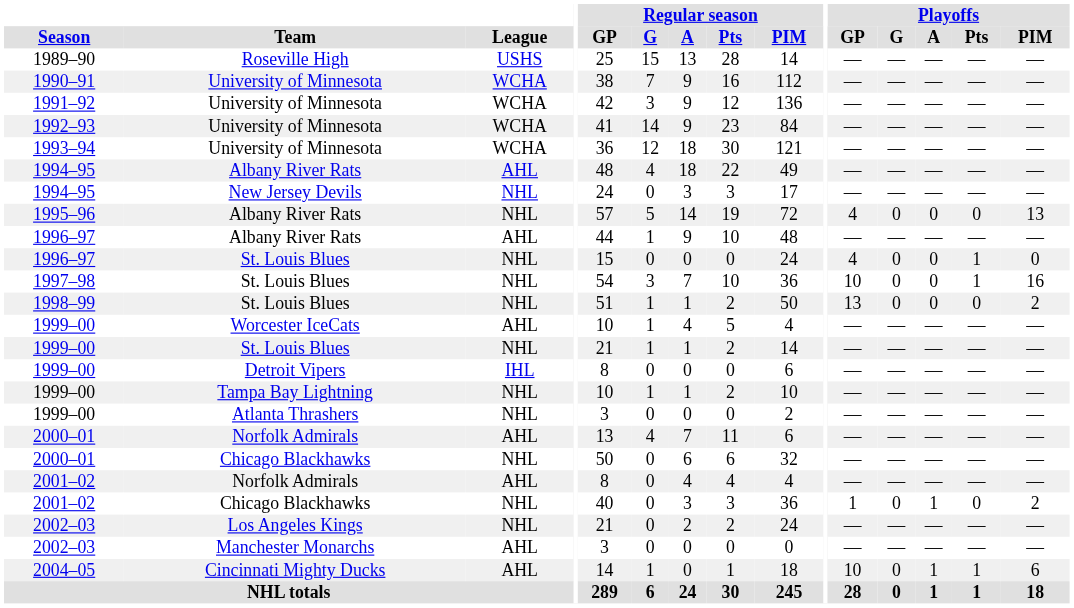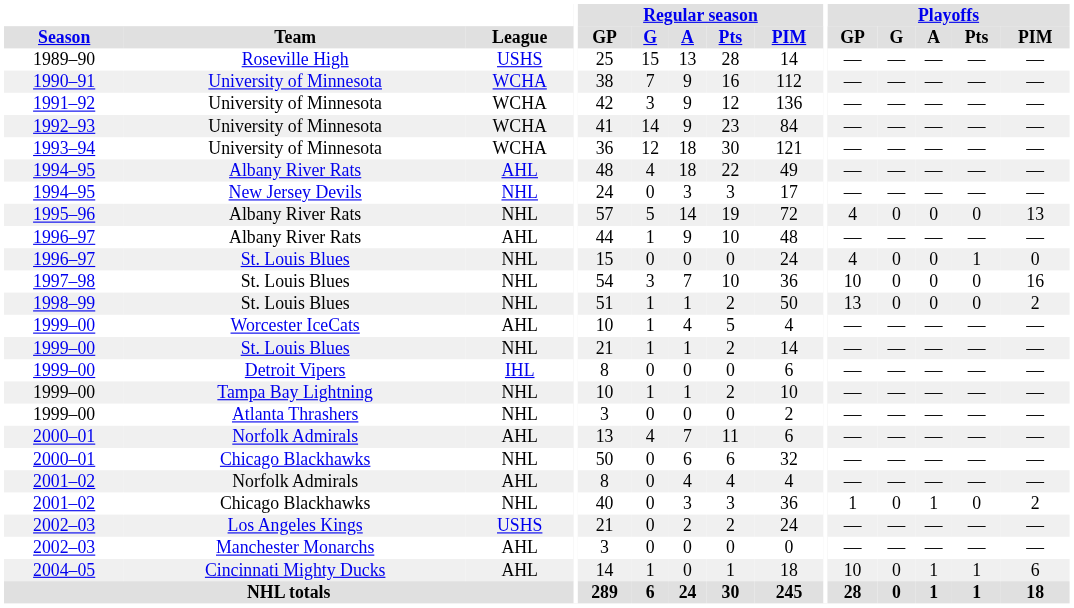(977, 281) 1 -> (977, 281) 0
(520, 525) NHL -> (520, 525) USHS
